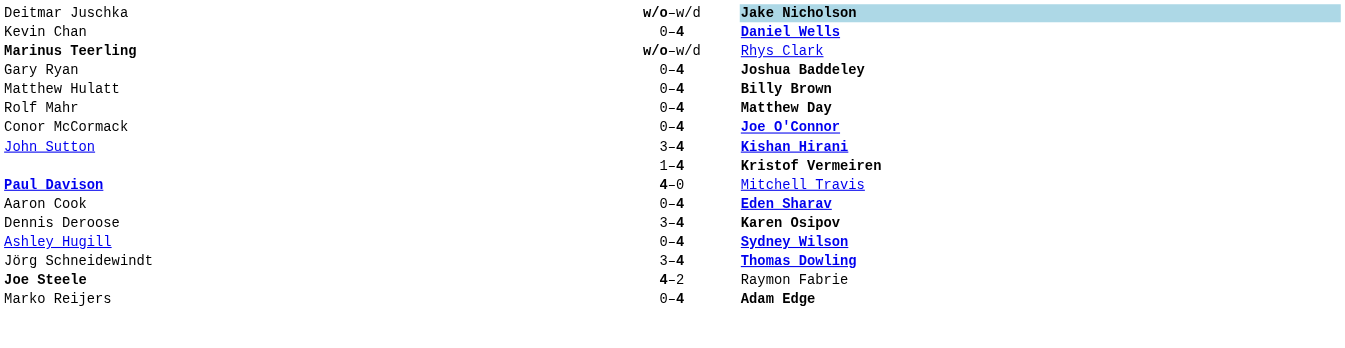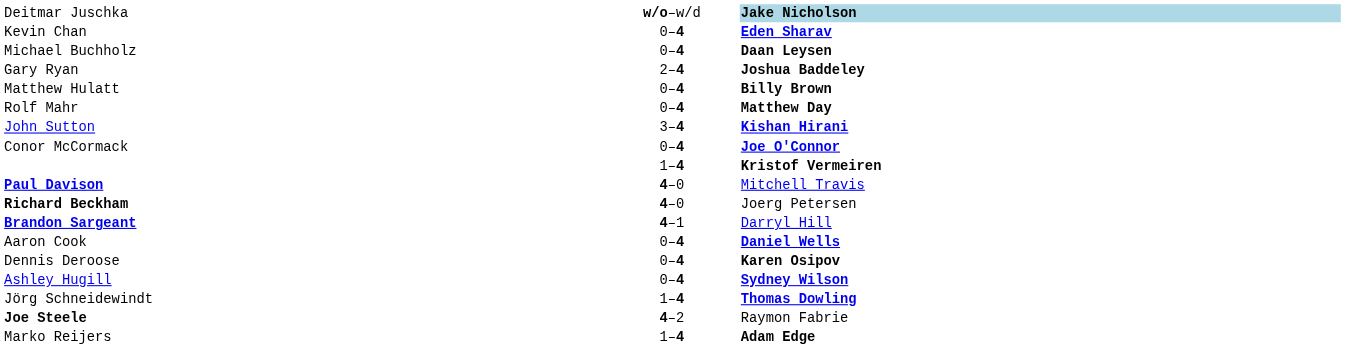(790, 32) Daniel Wells -> (786, 32) Eden Sharav
+ row: (70, 51)
- row: (70, 51)
(672, 70) 0–4 -> (672, 70) 2–4
rows swapped: (66, 128) <-> (50, 147)
+ row: (66, 204)
+ row: (70, 223)
(786, 204) Eden Sharav -> (790, 242) Daniel Wells
(672, 223) 3–4 -> (672, 261) 0–4
(672, 261) 3–4 -> (672, 299) 1–4
(672, 299) 0–4 -> (672, 338) 1–4
